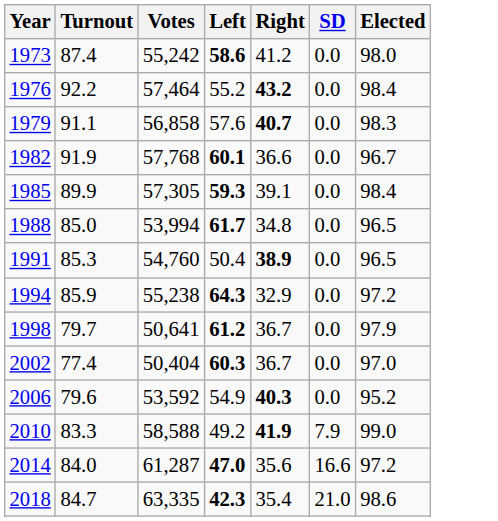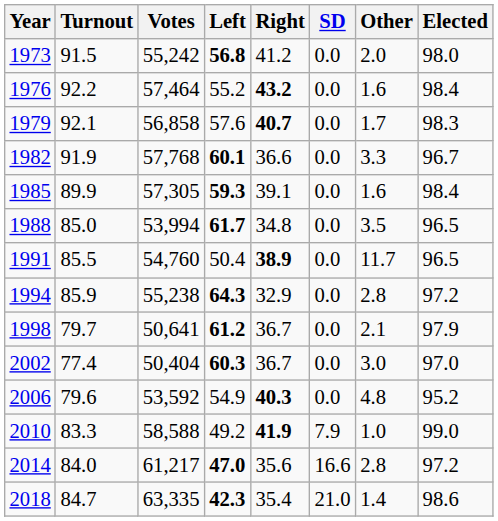+ column: (387, 21)
(78, 55) 87.4 -> (78, 55) 91.5
(227, 55) 58.6 -> (227, 55) 56.8
(78, 123) 91.1 -> (78, 123) 92.1
(78, 260) 85.3 -> (78, 260) 85.5
(171, 464) 61,287 -> (171, 464) 61,217
